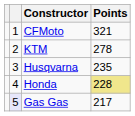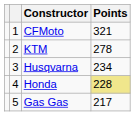(103, 67) 235 -> (103, 67) 234
(15, 102) lavender background -> (15, 102) no background
